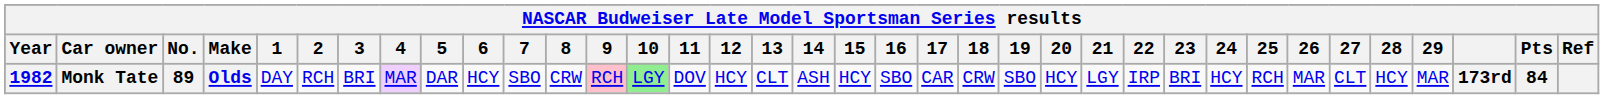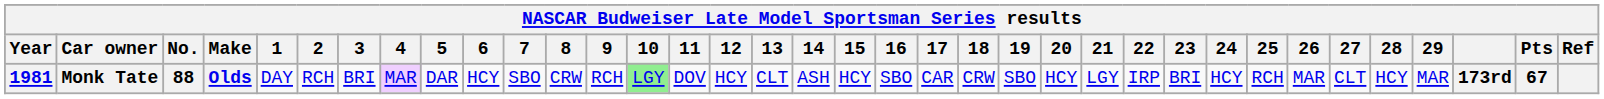(31, 78) 1982 -> (31, 78) 1981
(183, 78) 89 -> (183, 78) 88
(607, 78) pink background -> (607, 78) no background
(1537, 78) 84 -> (1537, 78) 67
